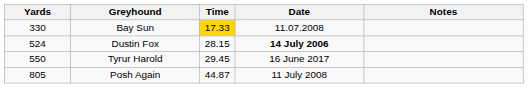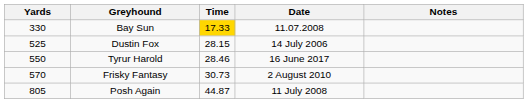(38, 43) 524 -> (38, 43) 525
(299, 43) bold -> (299, 43) normal
(217, 59) 29.45 -> (217, 59) 28.46
+ row: (135, 75)
